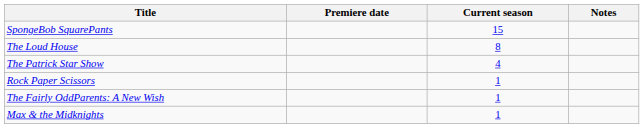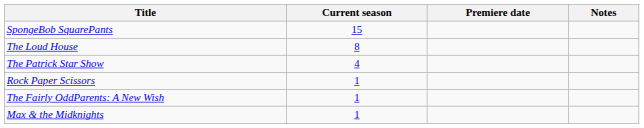columns swapped: (357, 13) <-> (498, 13)
